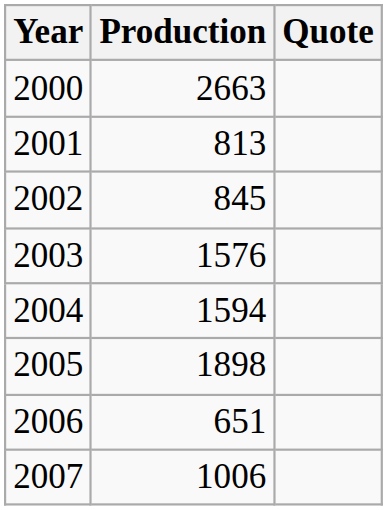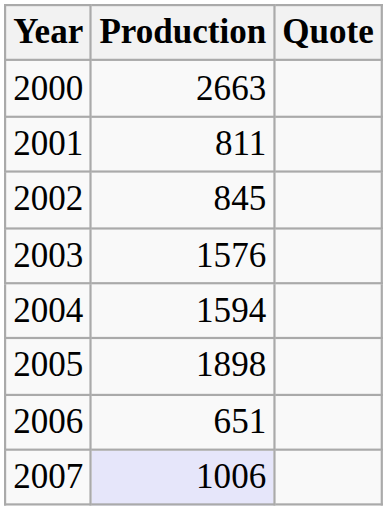(240, 143) 813 -> (241, 143) 811
(231, 476) no background -> (231, 476) lavender background
